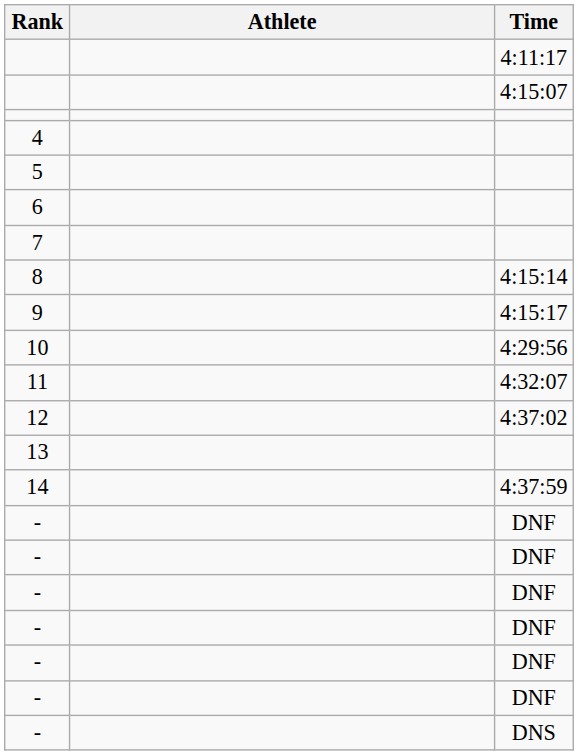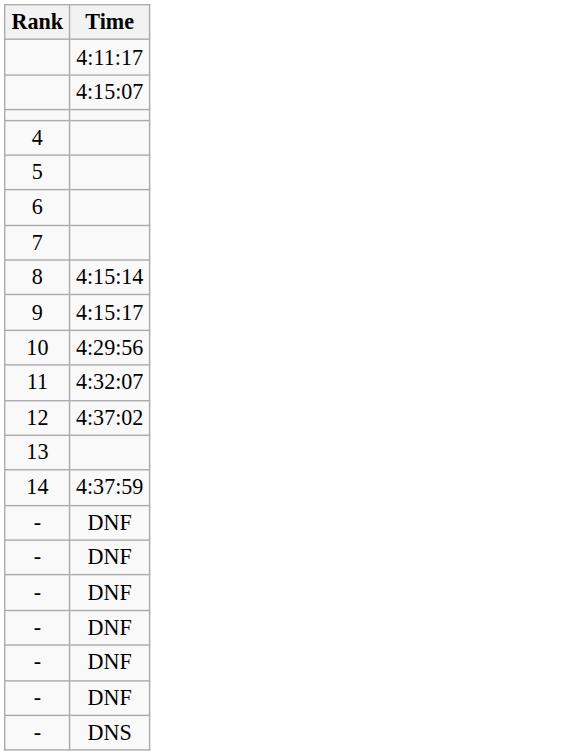- column: (282, 22)
